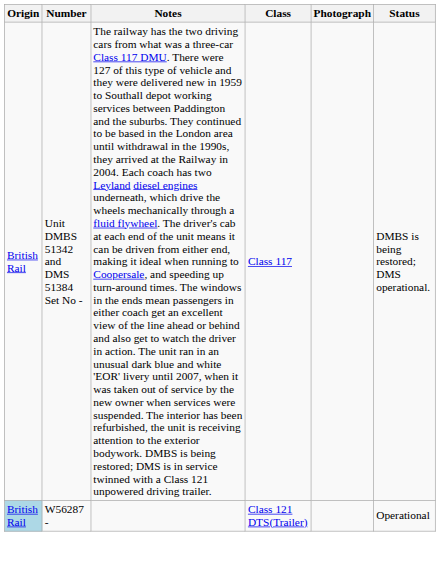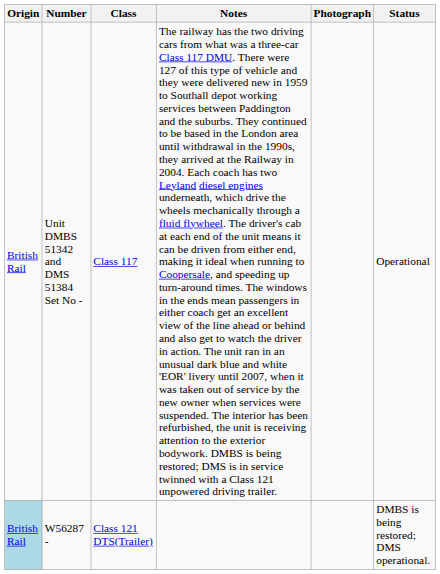columns swapped: (278, 13) <-> (168, 13)
(403, 261) DMBS is being restored; DMS operational. -> (403, 261) Operational
(403, 516) Operational -> (403, 535) DMBS is being restored; DMS operational.
